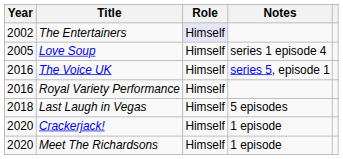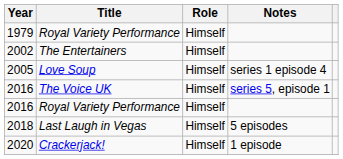+ row: (20, 32)
(205, 32) lavender background -> (205, 51) no background
- row: (20, 145)
